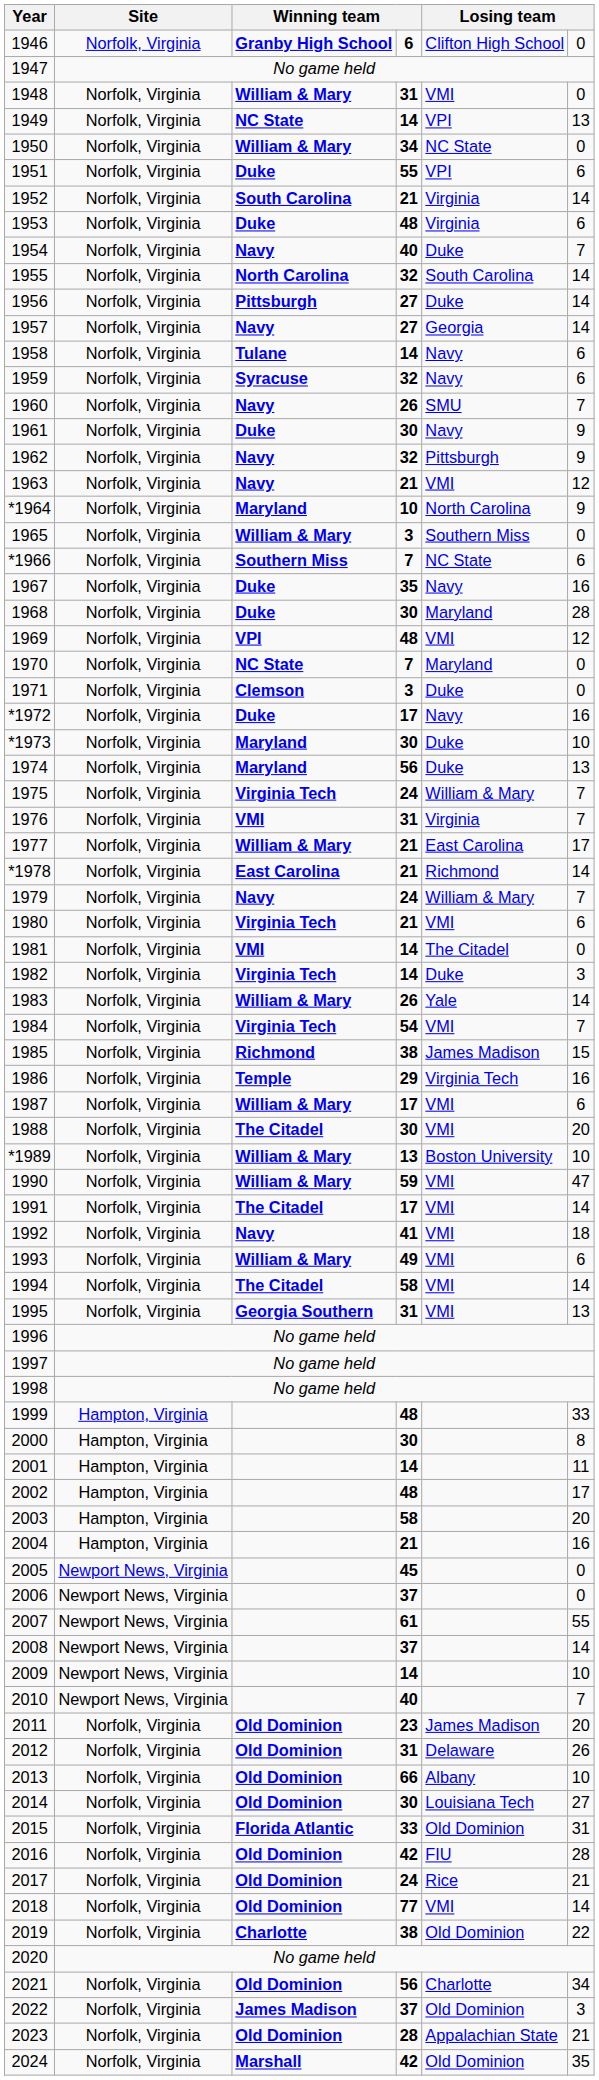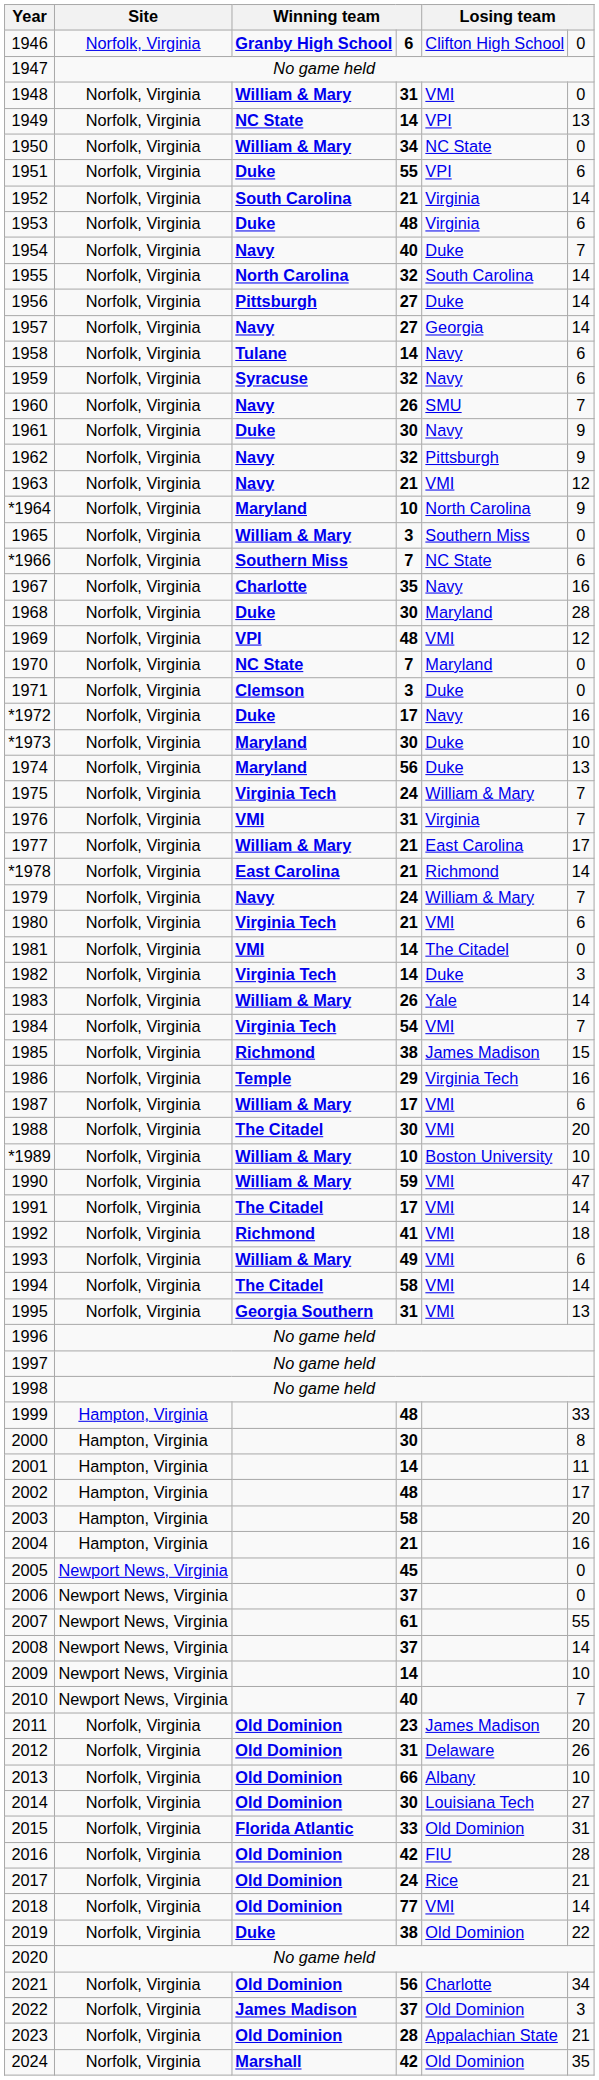(255, 586) Duke -> (271, 586) Charlotte
(409, 1156) 13 -> (409, 1156) 10
(255, 1233) Navy -> (275, 1233) Richmond
(271, 1932) Charlotte -> (255, 1932) Duke
